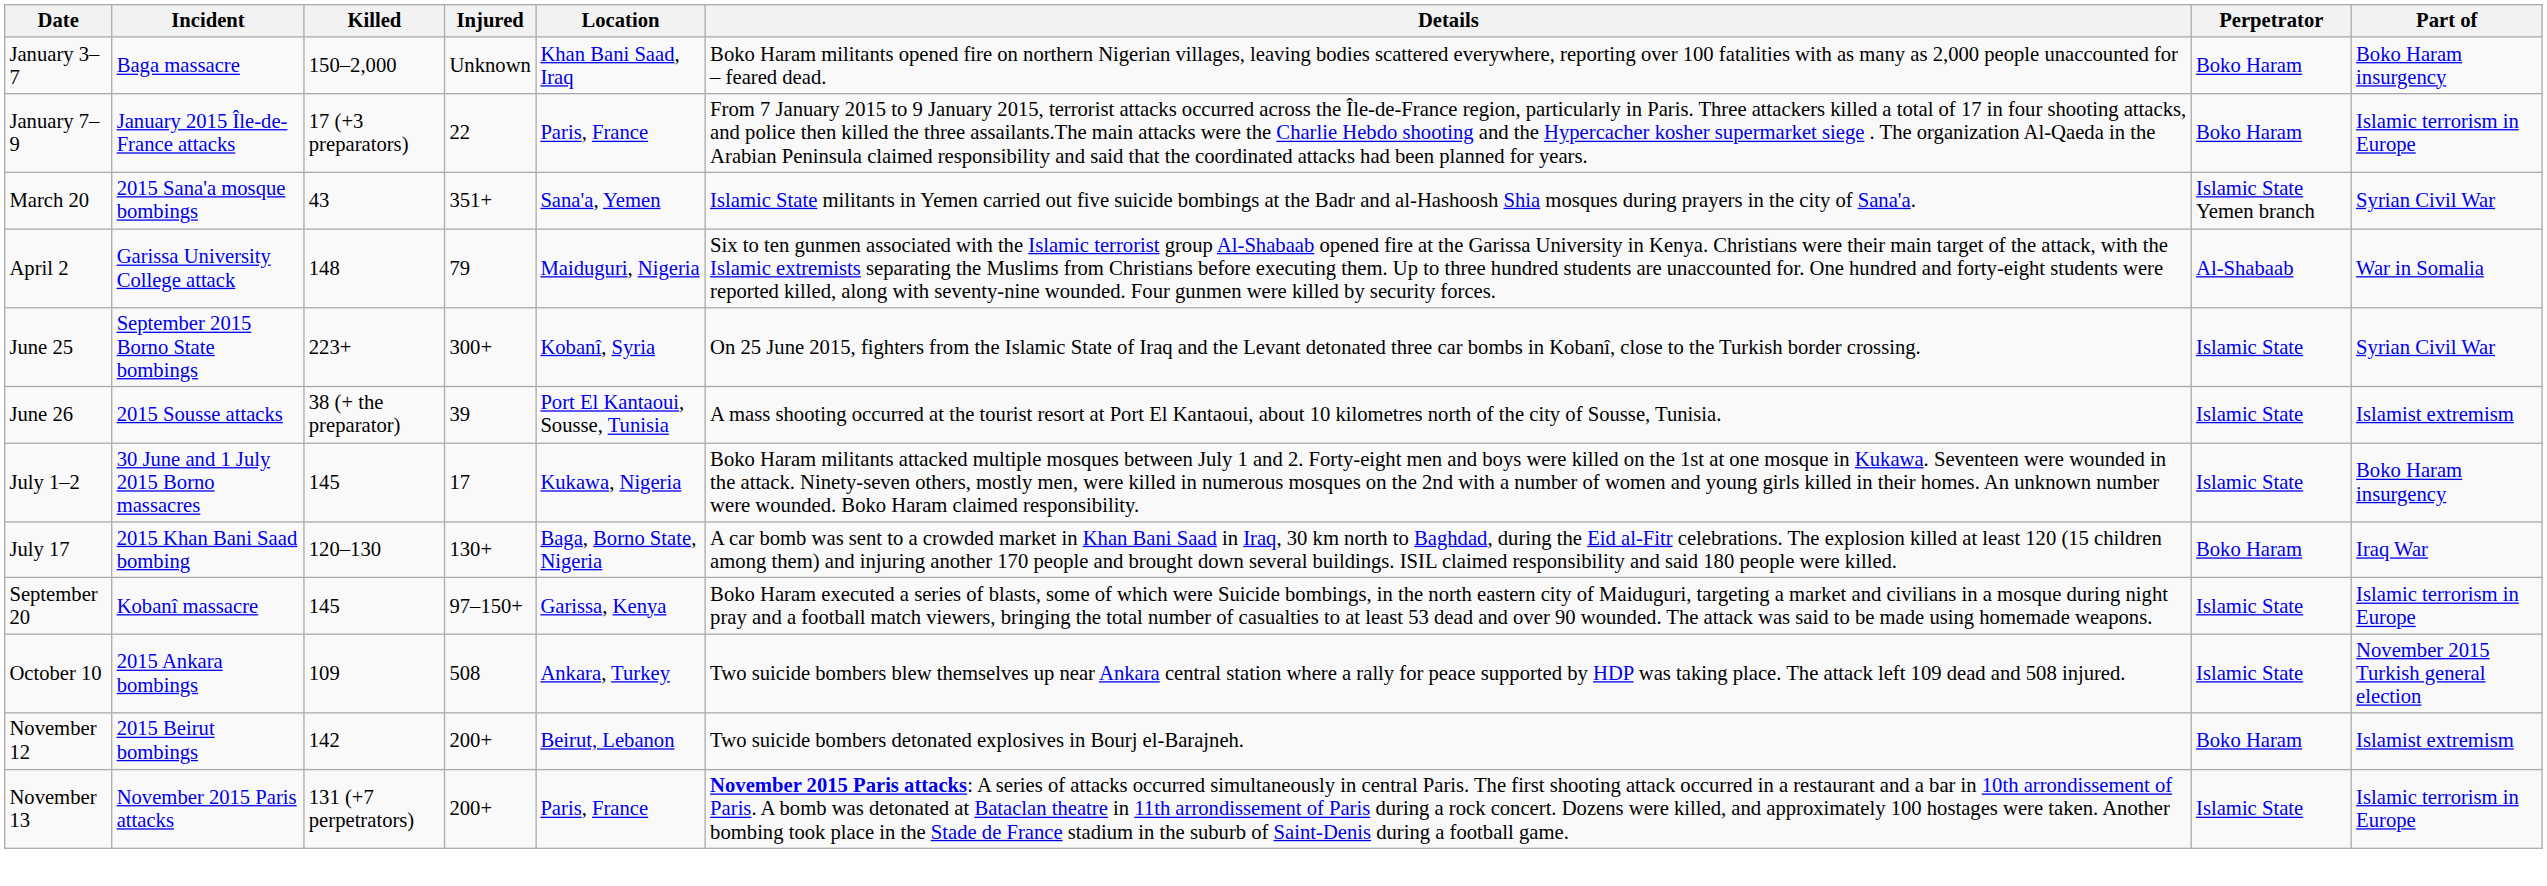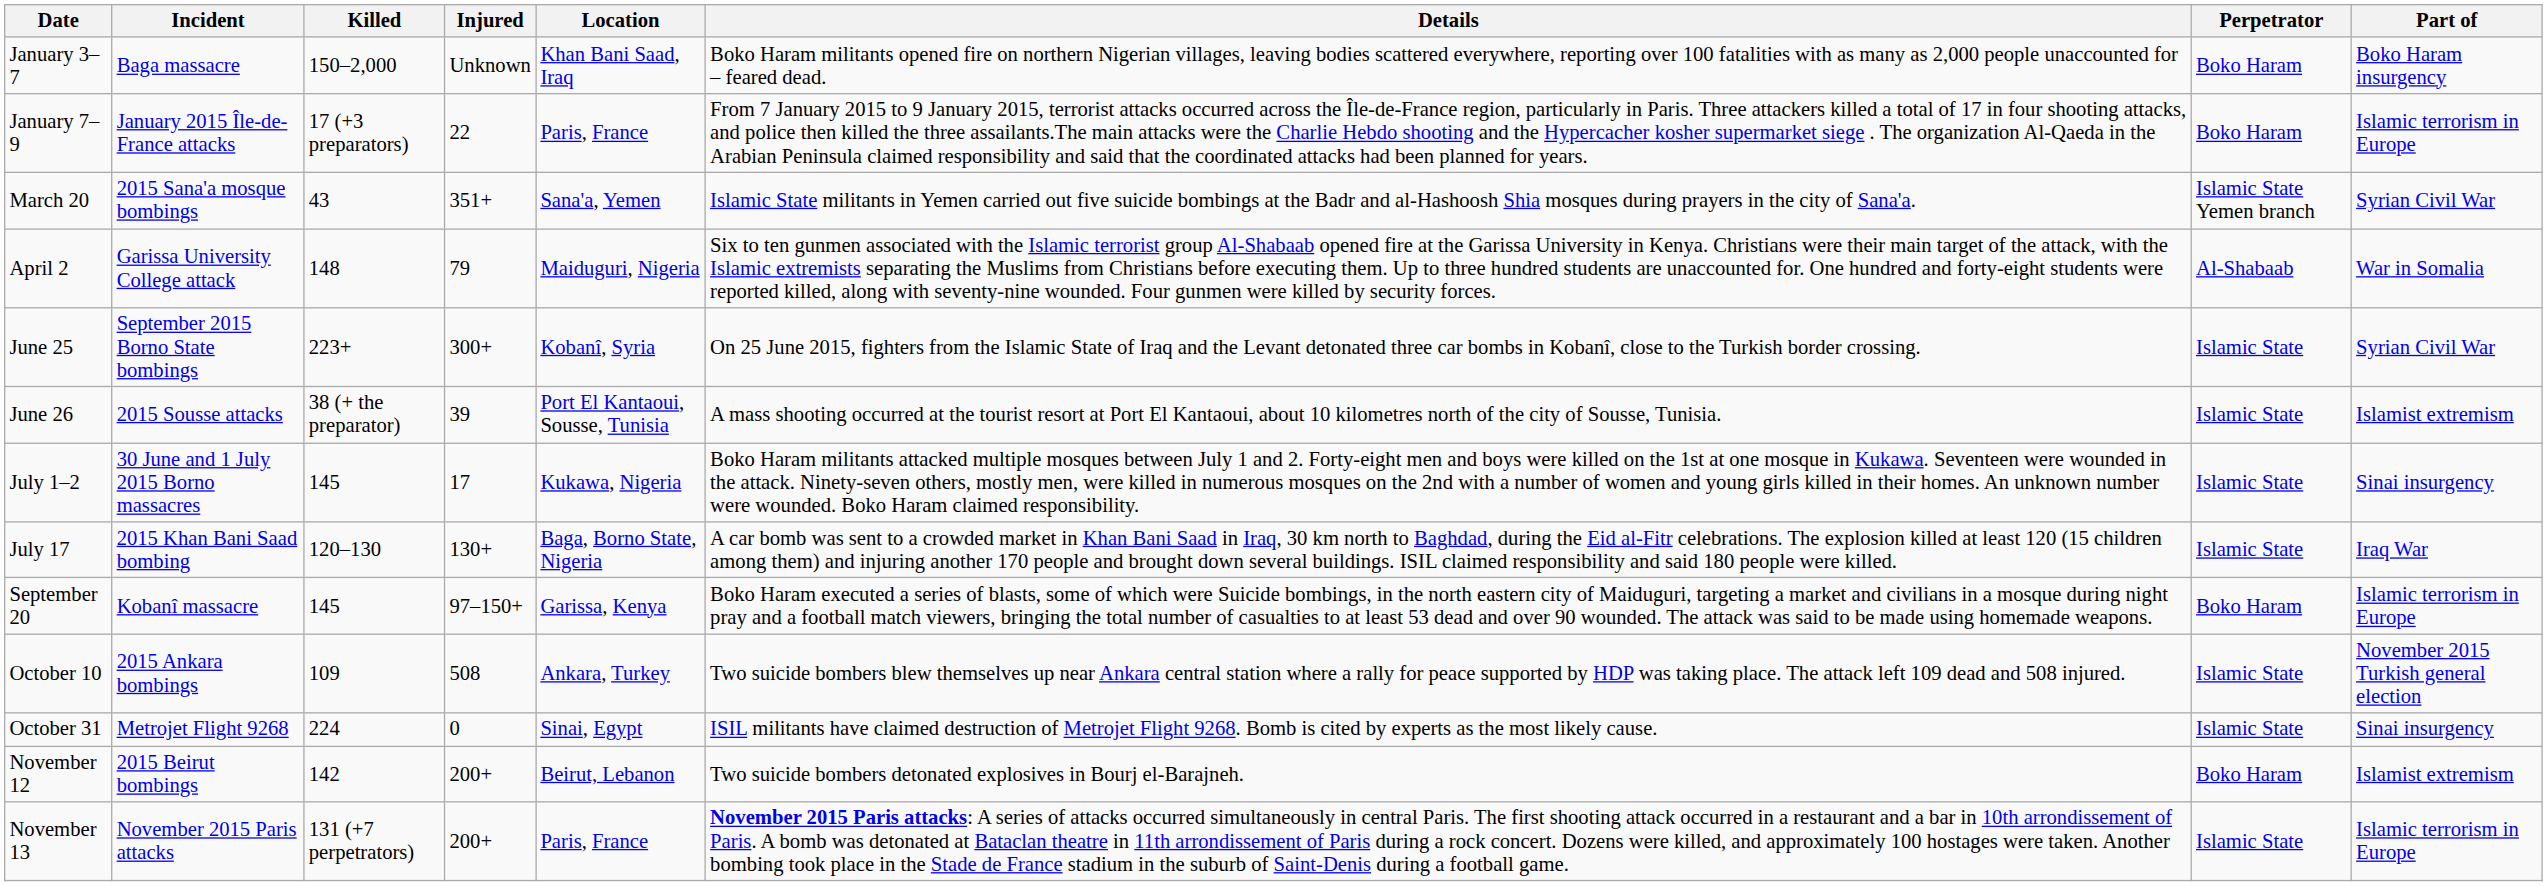(2409, 482) Boko Haram insurgency -> (2425, 482) Sinai insurgency
(2249, 549) Boko Haram -> (2250, 549) Islamic State
(2250, 605) Islamic State -> (2249, 605) Boko Haram
+ row: (56, 729)
